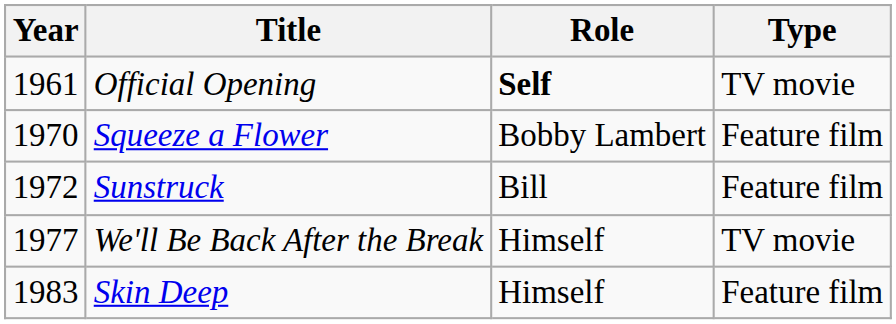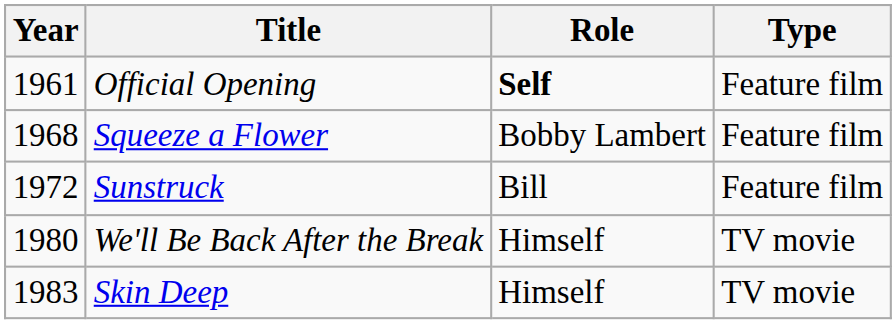(788, 82) TV movie -> (802, 82) Feature film
(46, 135) 1970 -> (46, 135) 1968
(46, 239) 1977 -> (46, 239) 1980
(802, 291) Feature film -> (788, 291) TV movie
